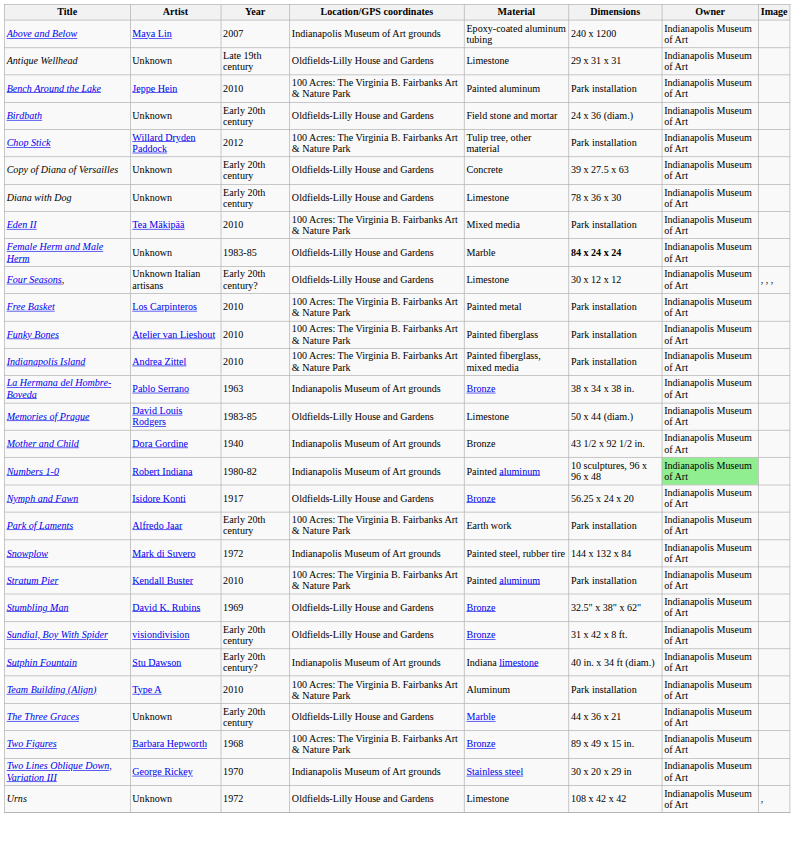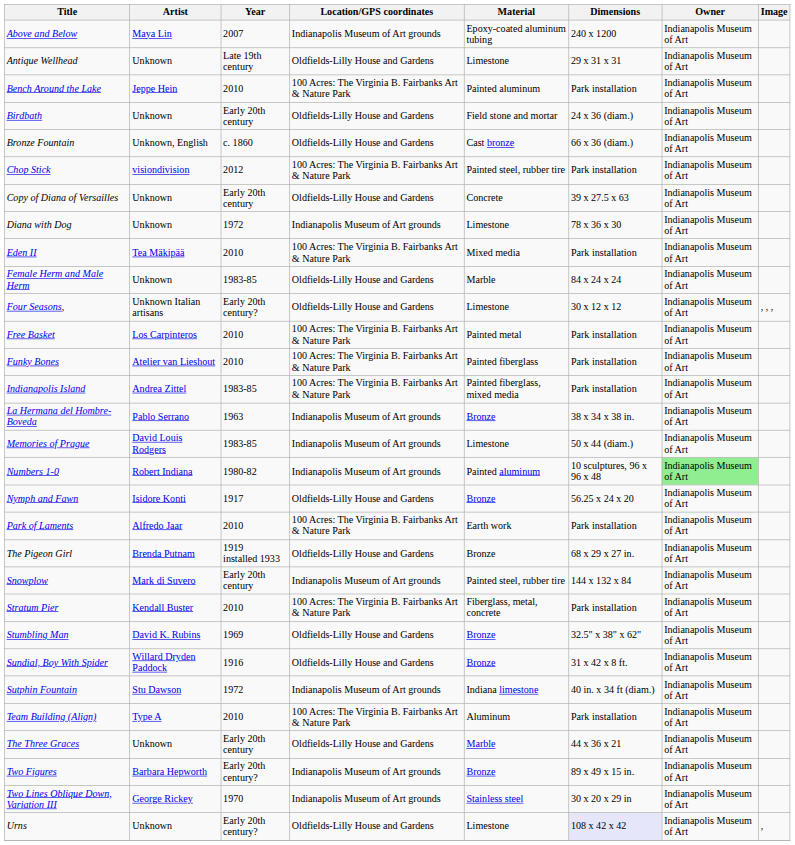+ row: (40, 143)
(164, 143) Willard Dryden Paddock -> (161, 170) visiondivision
(499, 143) Tulip tree, other material -> (516, 170) Painted steel, rubber tire
(244, 198) Early 20th century -> (233, 225) 1972
(363, 198) Oldfields-Lilly House and Gardens -> (366, 225) Indianapolis Museum of Art grounds
(596, 252) bold -> (596, 280) normal
(233, 362) 2010 -> (240, 389) 1983-85
(363, 416) Oldfields-Lilly House and Gardens -> (366, 444) Indianapolis Museum of Art grounds
- row: (43, 444)
(244, 526) Early 20th century -> (233, 526) 2010
+ row: (39, 553)
(233, 553) 1972 -> (244, 580) Early 20th century
(503, 580) Painted aluminum -> (502, 608) Fiberglass, metal, concrete
(161, 635) visiondivision -> (164, 662) Willard Dryden Paddock
(244, 635) Early 20th century -> (233, 662) 1916
(244, 662) Early 20th century? -> (233, 689) 1972
(233, 744) 1968 -> (244, 771) Early 20th century?
(375, 744) 100 Acres: The Virginia B. Fairbanks Art & Nature Park -> (366, 771) Indianapolis Museum of Art grounds
(233, 799) 1972 -> (244, 826) Early 20th century?
(599, 799) no background -> (599, 826) lavender background
